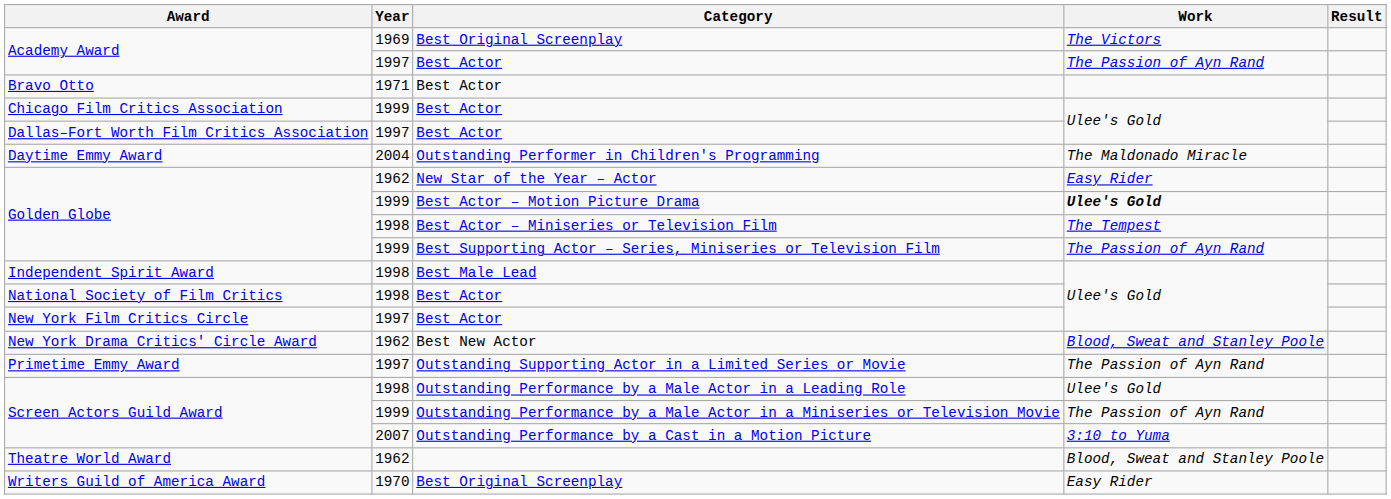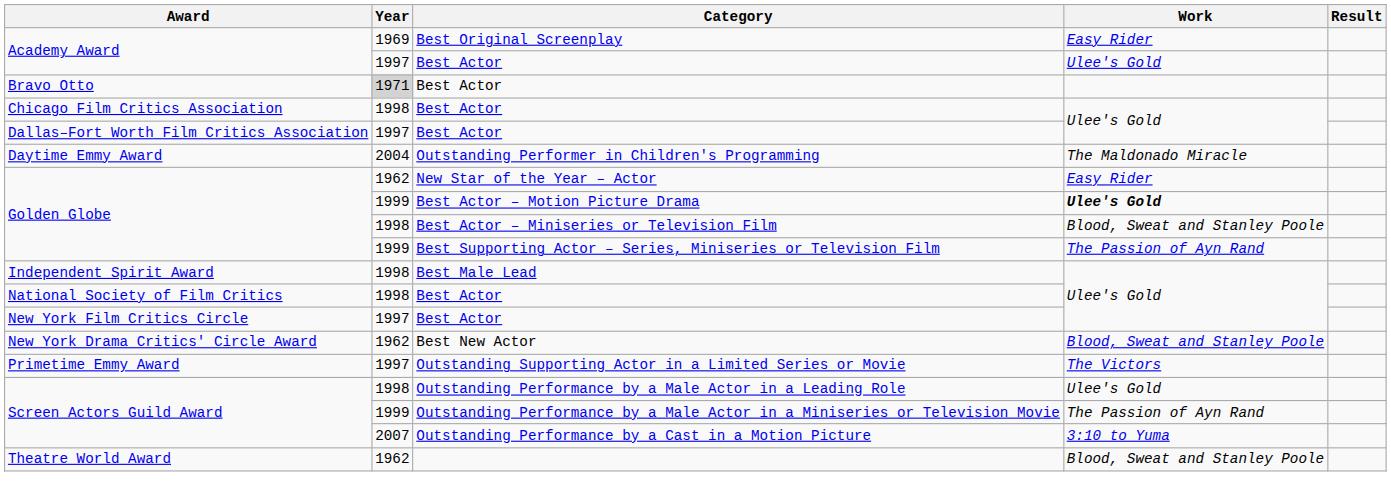(1114, 40) The Victors -> (1110, 40) Easy Rider
(1165, 63) The Passion of Ayn Rand -> (1114, 63) Ulee's Gold
(392, 86) no background -> (392, 86) lightgrey background
(392, 109) 1999 -> (392, 109) 1998
(1114, 226) The Tempest -> (1195, 226) Blood, Sweat and Stanley Poole
(1165, 366) The Passion of Ayn Rand -> (1114, 366) The Victors
- row: (137, 482)
